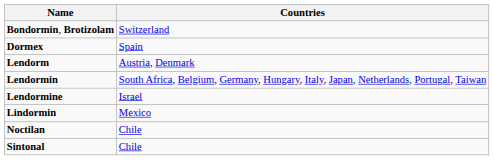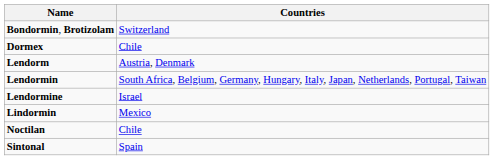(131, 46) Spain -> (130, 46) Chile
(130, 146) Chile -> (131, 146) Spain
